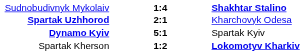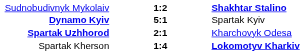(160, 8) 1:4 -> (160, 8) 1:2
rows swapped: (79, 33) <-> (68, 20)
(160, 45) 1:2 -> (160, 45) 1:4
